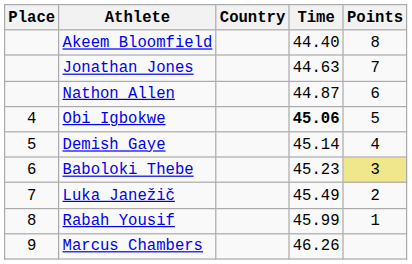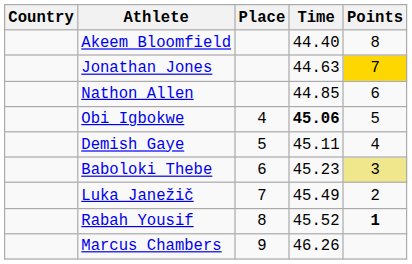columns swapped: (32, 17) <-> (253, 17)
(375, 68) no background -> (375, 68) gold background
(316, 94) 44.87 -> (316, 94) 44.85
(316, 144) 45.14 -> (316, 144) 45.11
(316, 221) 45.99 -> (316, 221) 45.52
(375, 221) normal -> (375, 221) bold
